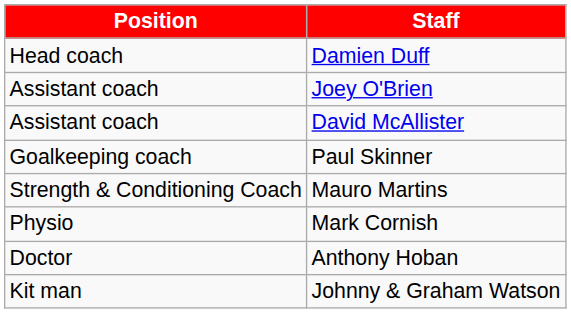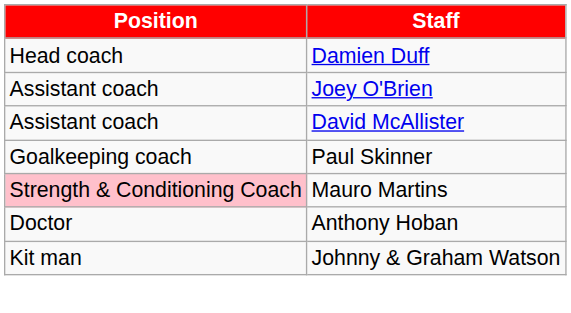(156, 190) no background -> (156, 190) pink background
- row: (375, 223)
